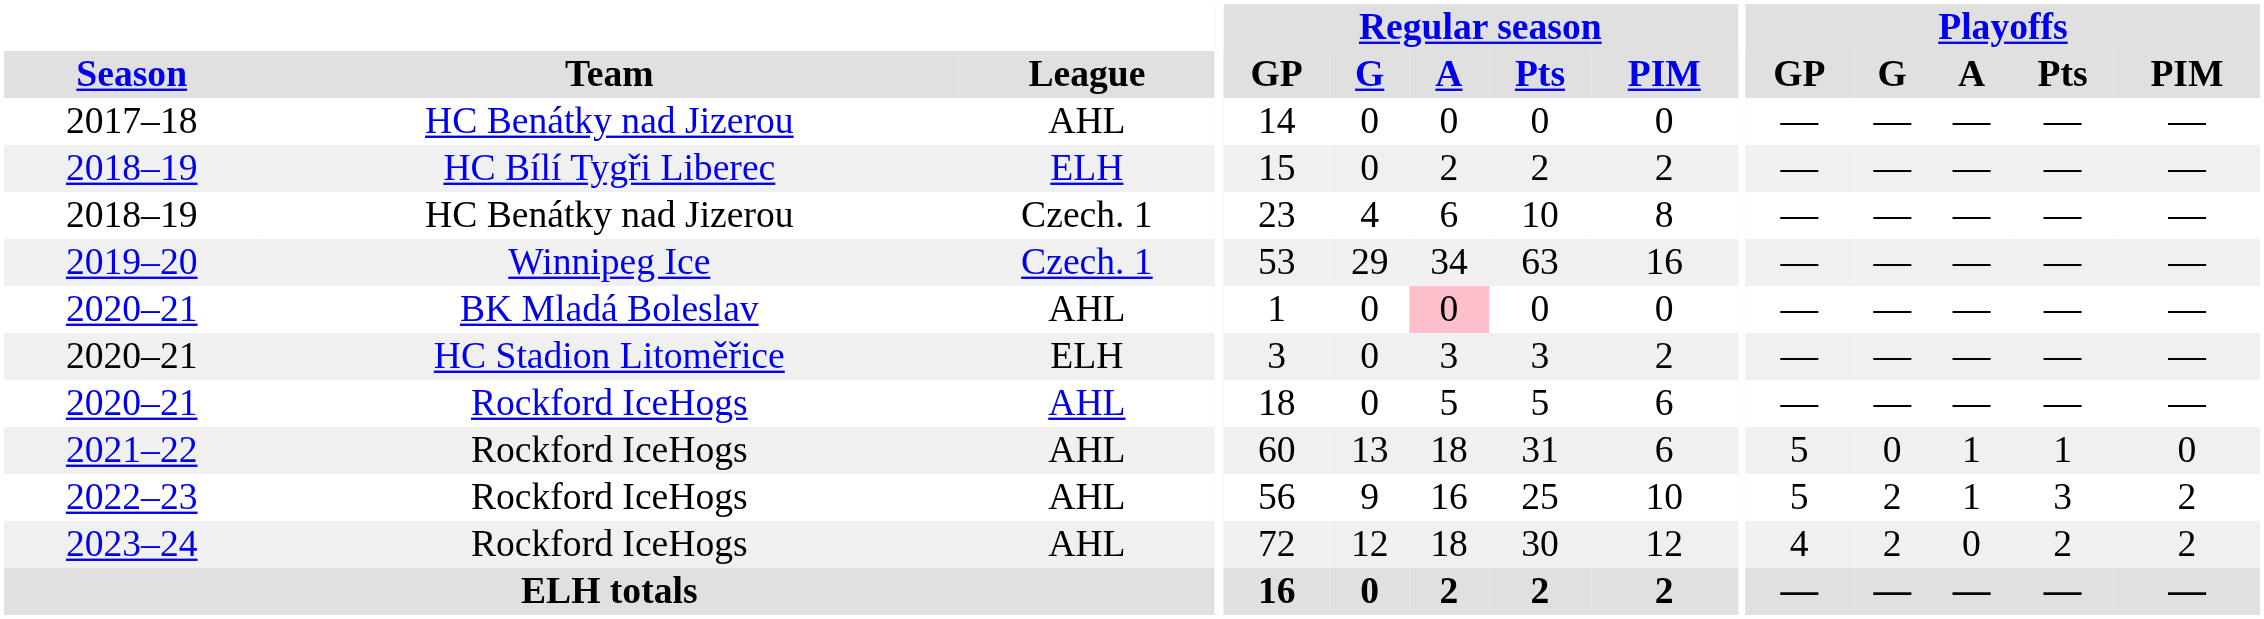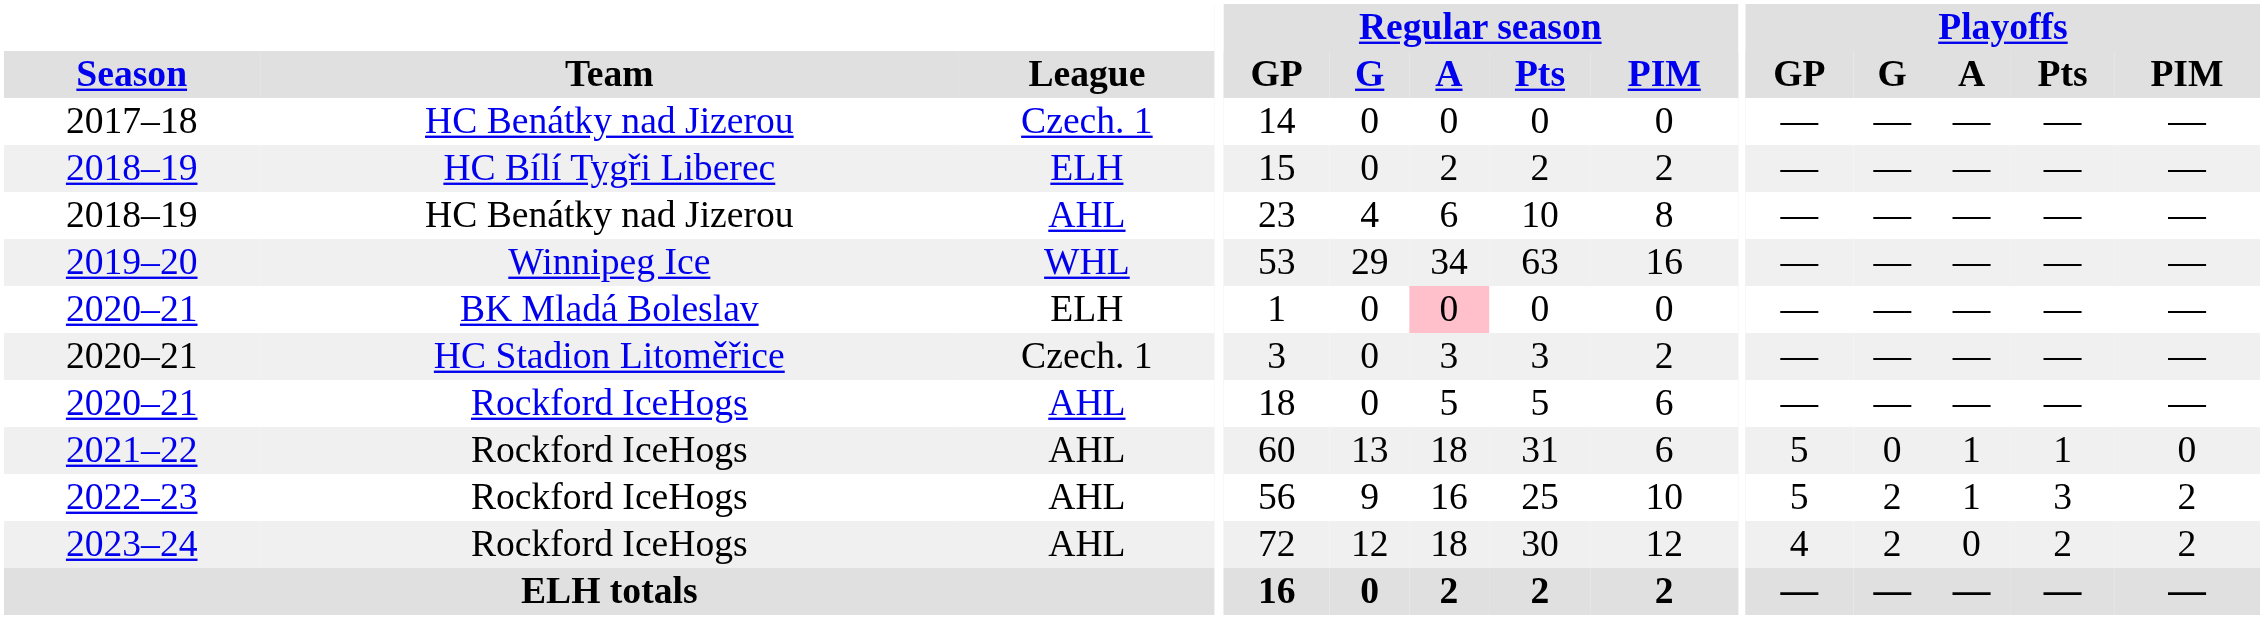(1087, 120) AHL -> (1087, 120) Czech. 1
(1087, 214) Czech. 1 -> (1087, 214) AHL
(1087, 261) Czech. 1 -> (1087, 261) WHL
(1087, 308) AHL -> (1087, 308) ELH
(1087, 355) ELH -> (1087, 355) Czech. 1
